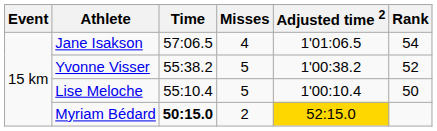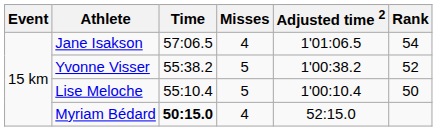(245, 114) 2 -> (245, 114) 4
(331, 114) gold background -> (331, 114) no background
